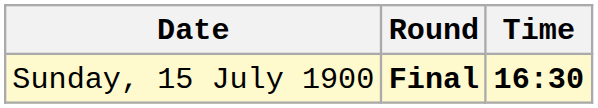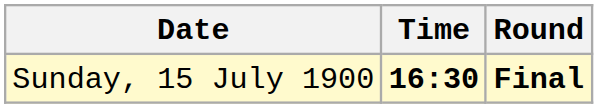columns swapped: (539, 30) <-> (434, 30)
